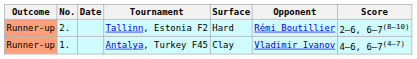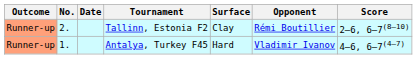(223, 27) Hard -> (223, 27) Clay
(223, 45) Clay -> (223, 45) Hard
